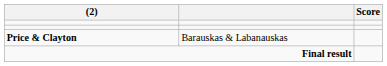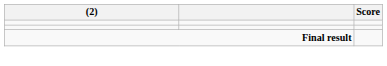- row: (42, 37)
